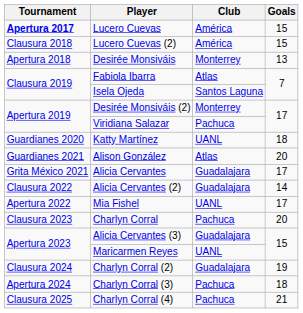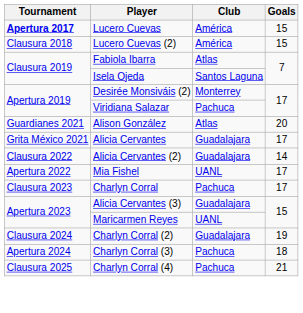- row: (134, 60)
- row: (126, 140)
(282, 220) 20 -> (282, 188) 17
